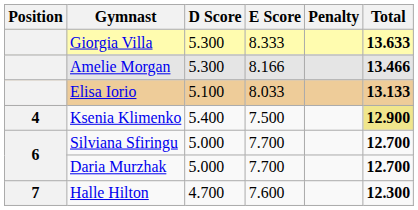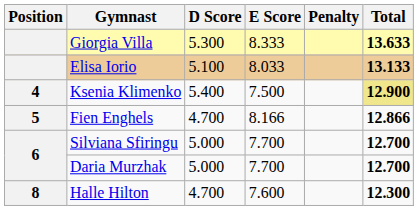- row: (120, 67)
+ row: (112, 117)
(35, 192) 7 -> (35, 192) 8
